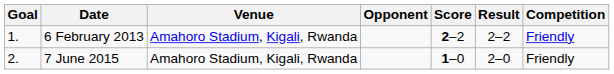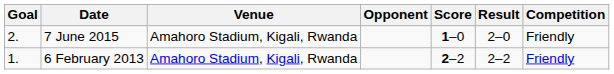rows swapped: (94, 36) <-> (81, 58)
